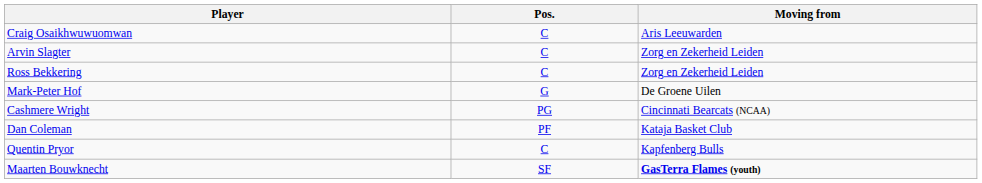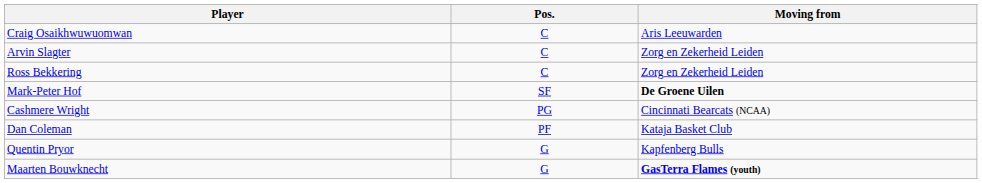(545, 91) G -> (545, 91) SF
(681, 91) normal -> (683, 91) bold
(545, 149) C -> (545, 149) G
(545, 168) SF -> (545, 168) G
